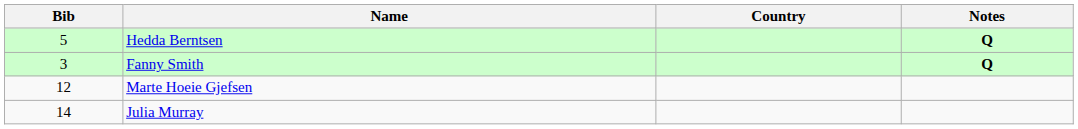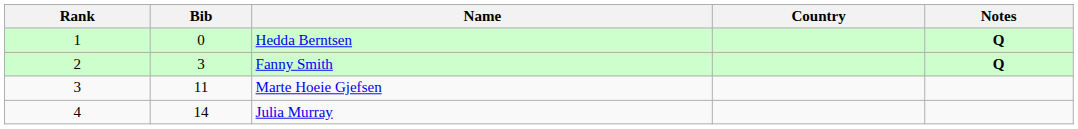+ column: (77, 16)
(64, 40) 5 -> (201, 40) 0
(64, 87) 12 -> (201, 87) 11
